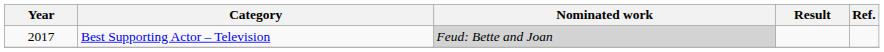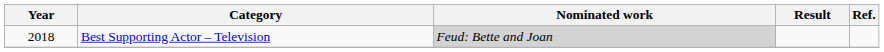(41, 36) 2017 -> (41, 36) 2018
